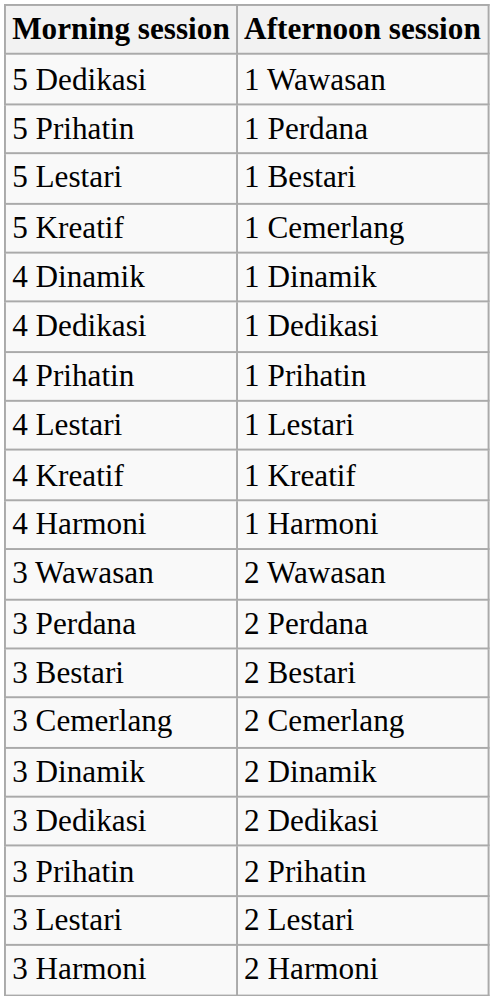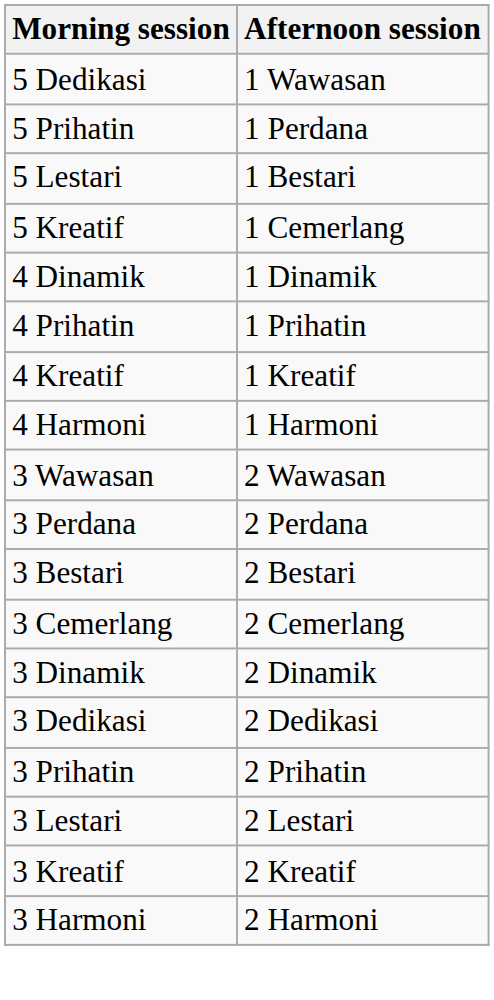- row: (79, 326)
- row: (67, 425)
+ row: (68, 870)
